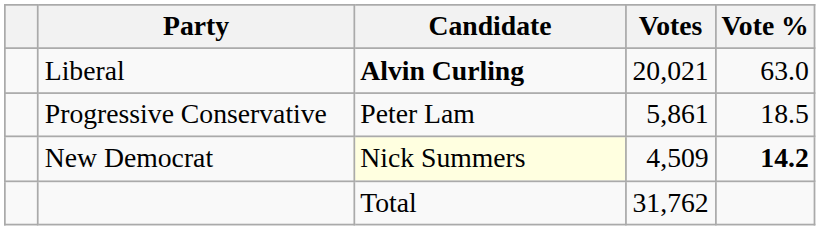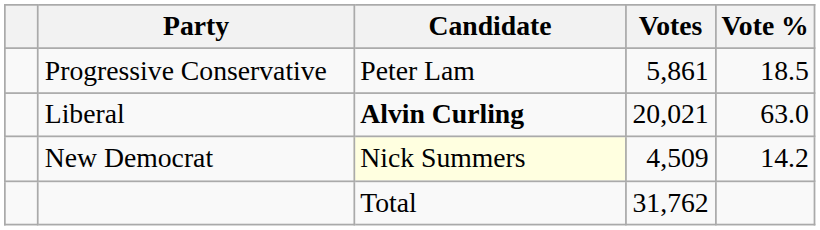rows swapped: (85, 70) <-> (186, 114)
(785, 158) bold -> (785, 158) normal
